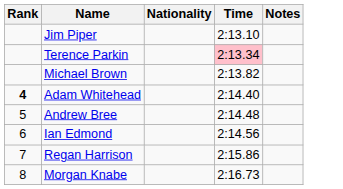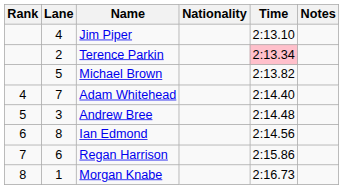+ column: (59, 14)
(23, 94) bold -> (23, 94) normal
